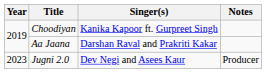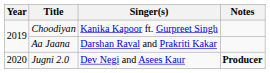(17, 60) 2023 -> (17, 60) 2020
(241, 60) normal -> (242, 60) bold
